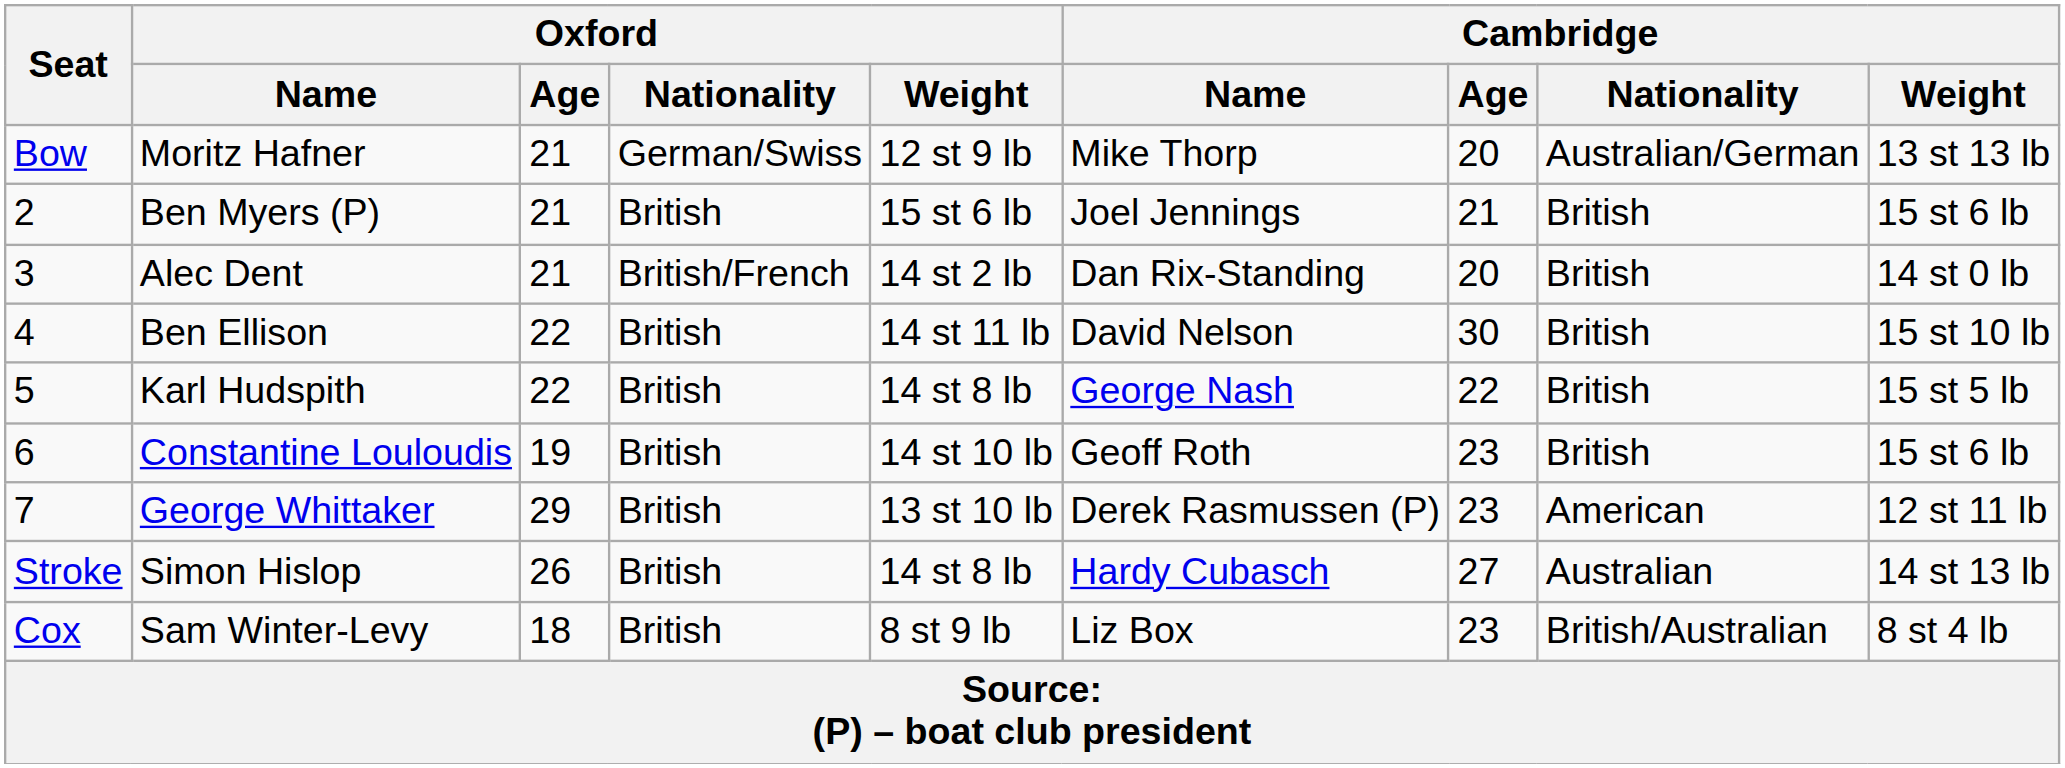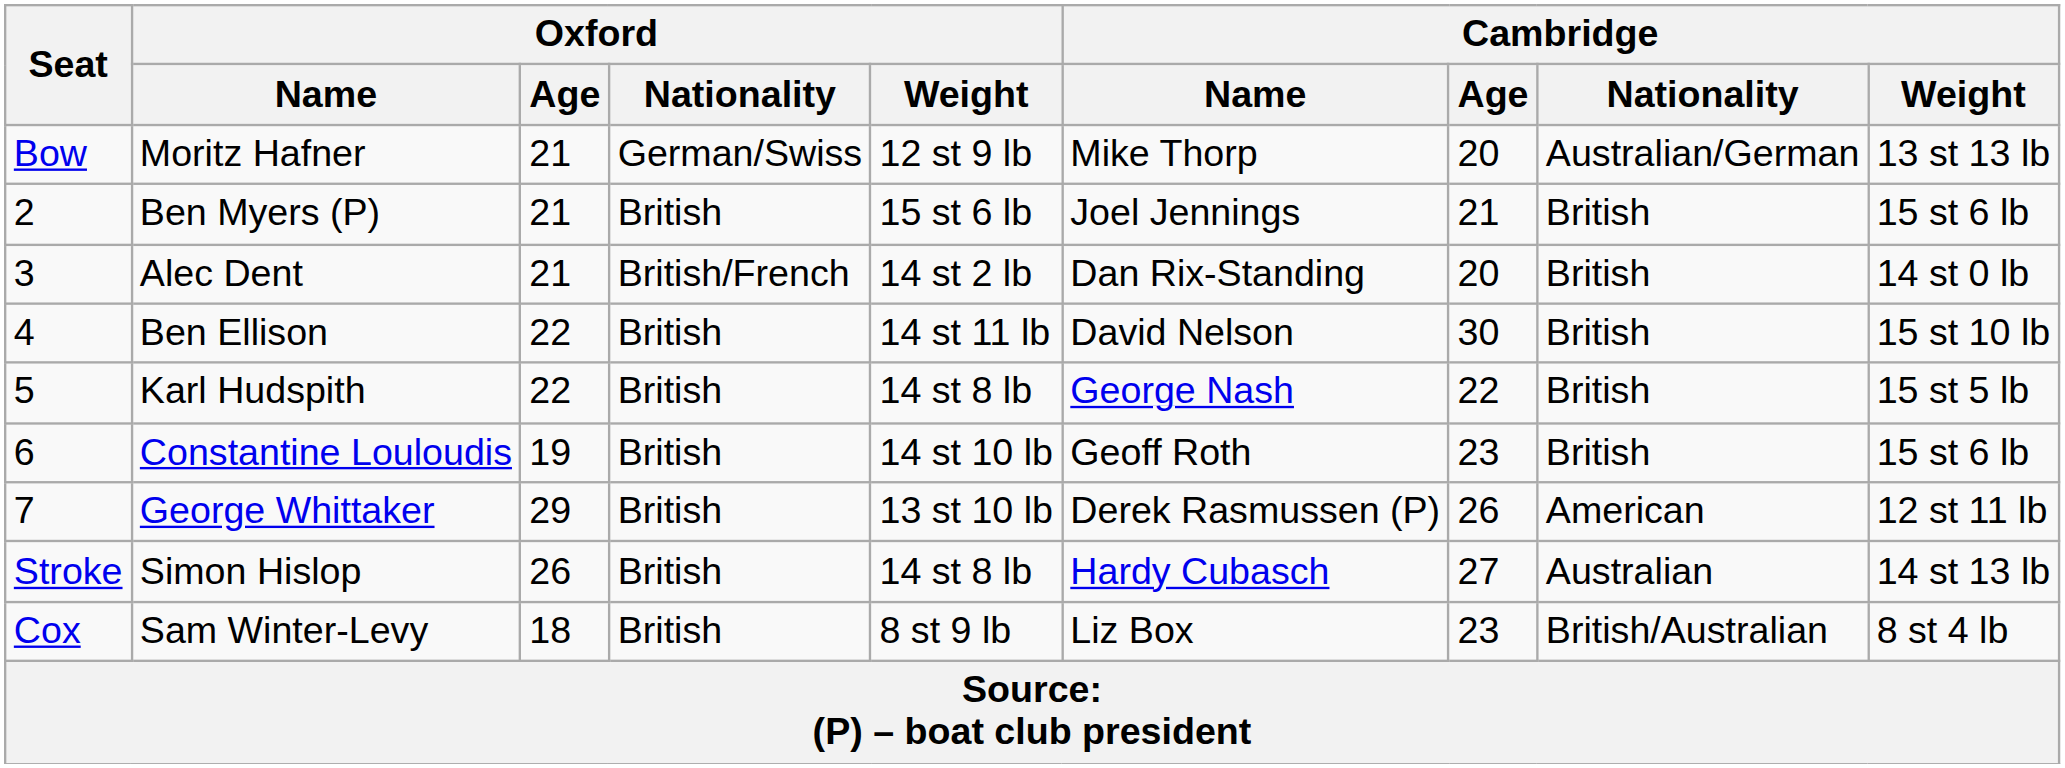(1478, 511) 23 -> (1478, 511) 26
